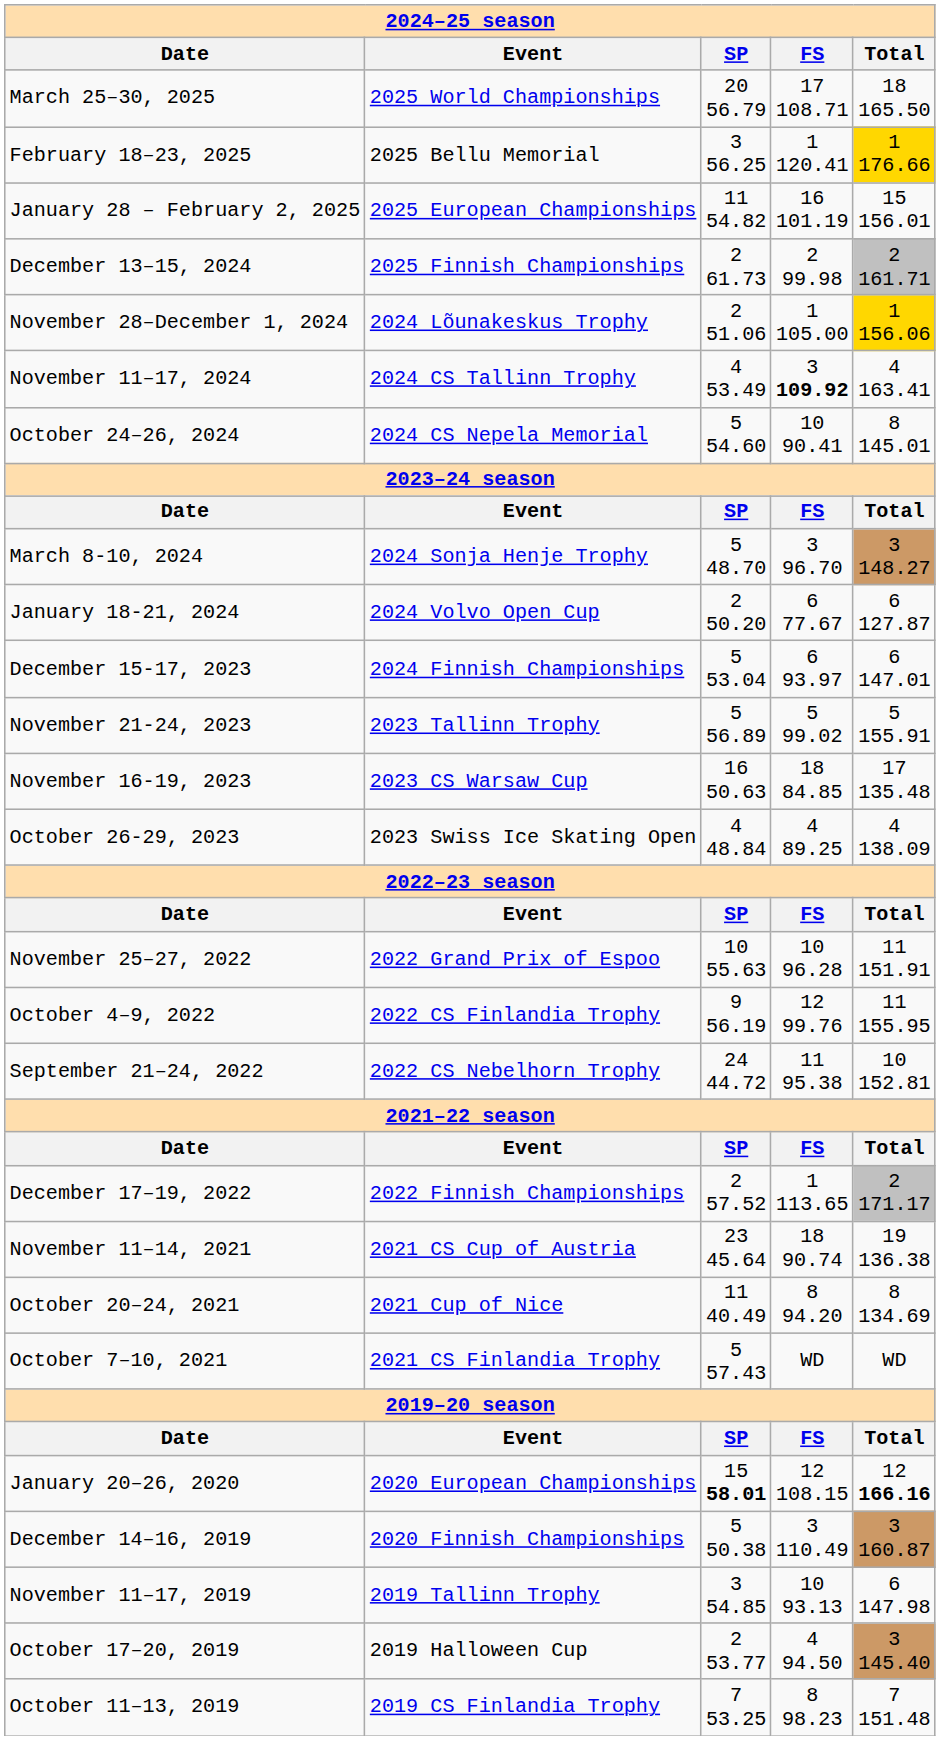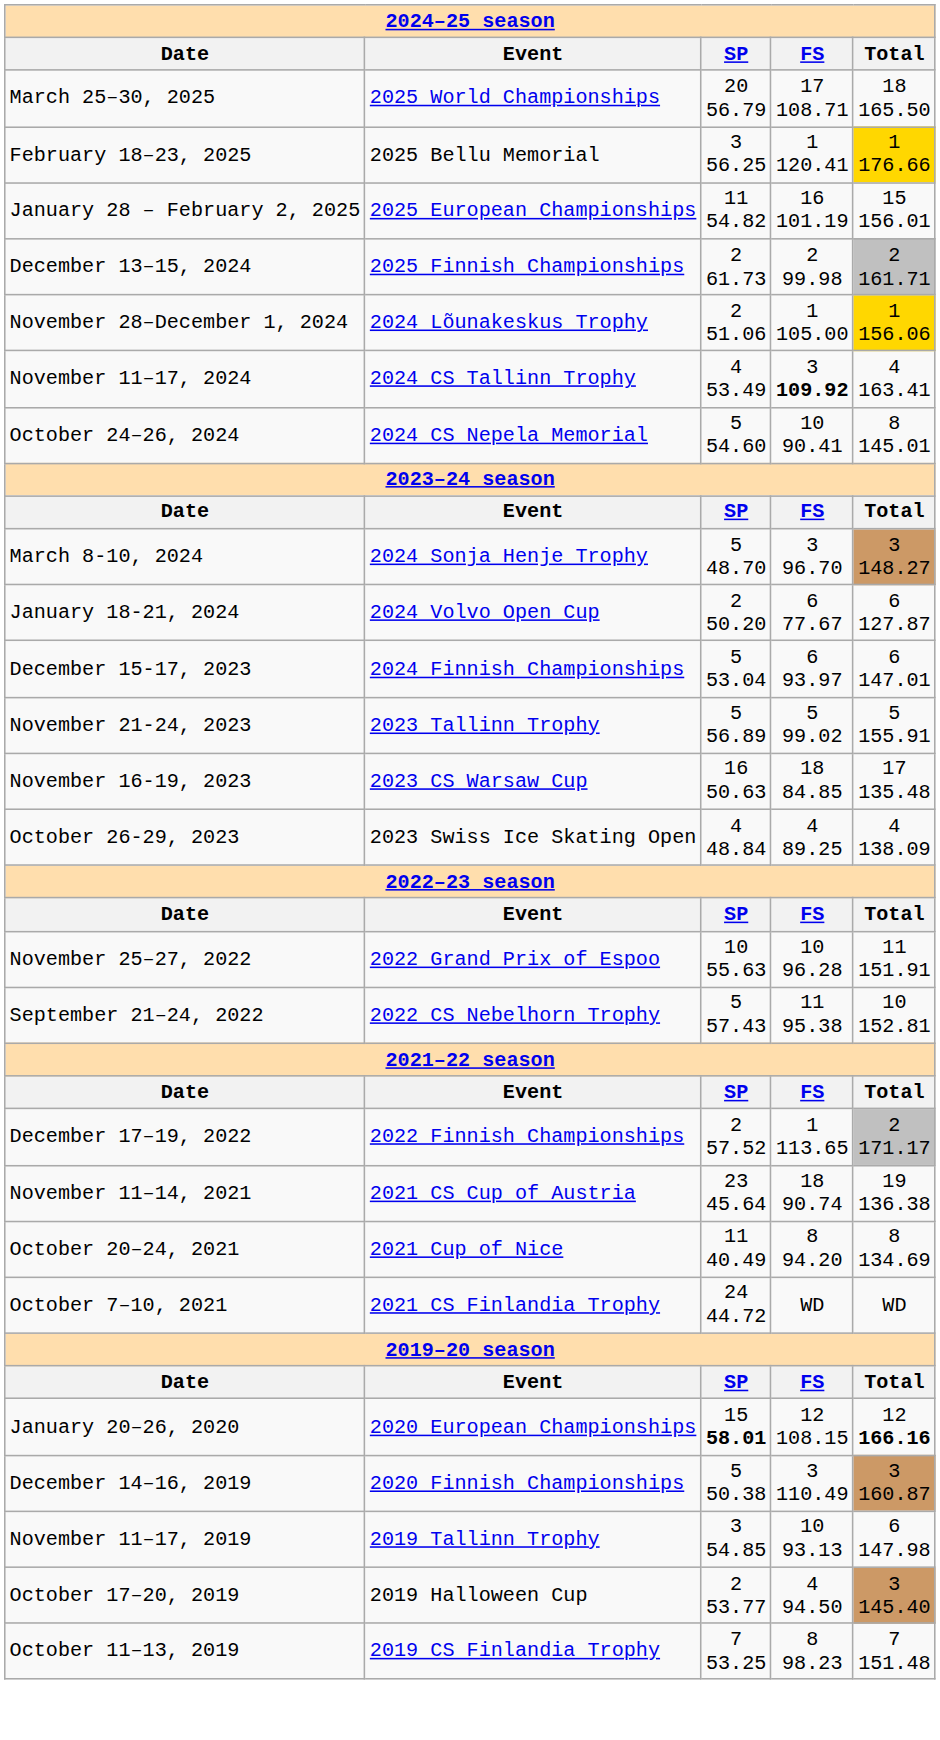- row: (112, 1015)
(736, 1071) 24 44.72 -> (736, 1015) 5 57.43
(736, 1361) 5 57.43 -> (736, 1305) 24 44.72
